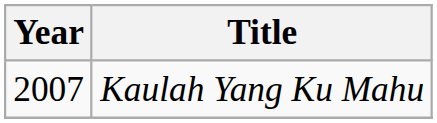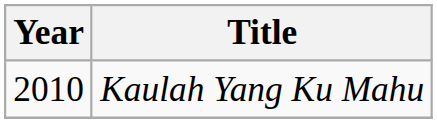(49, 88) 2007 -> (49, 88) 2010
